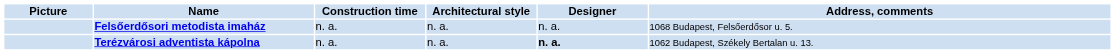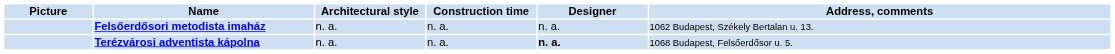columns swapped: (370, 11) <-> (481, 11)
(721, 27) 1068 Budapest, Felsőerdősor u. 5. -> (731, 27) 1062 Budapest, Székely Bertalan u. 13.
(731, 43) 1062 Budapest, Székely Bertalan u. 13. -> (721, 43) 1068 Budapest, Felsőerdősor u. 5.
